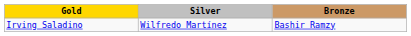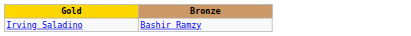- column: (205, 11)
